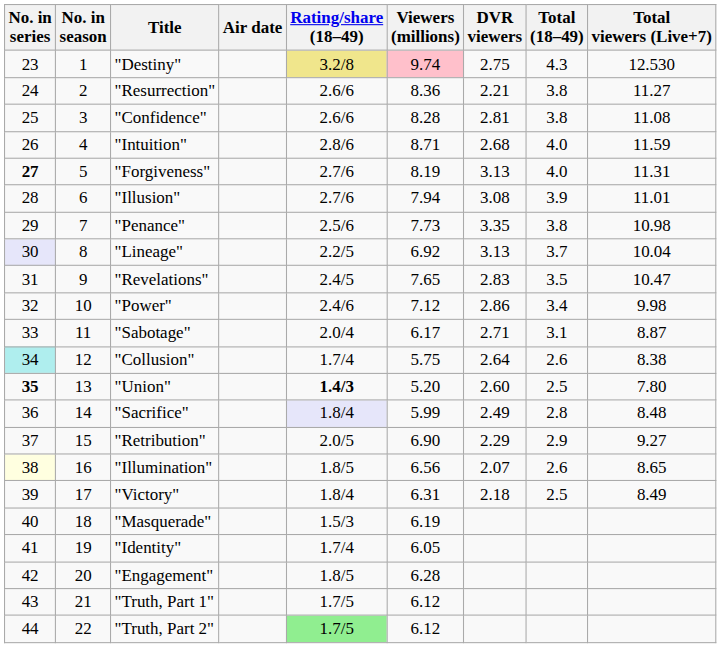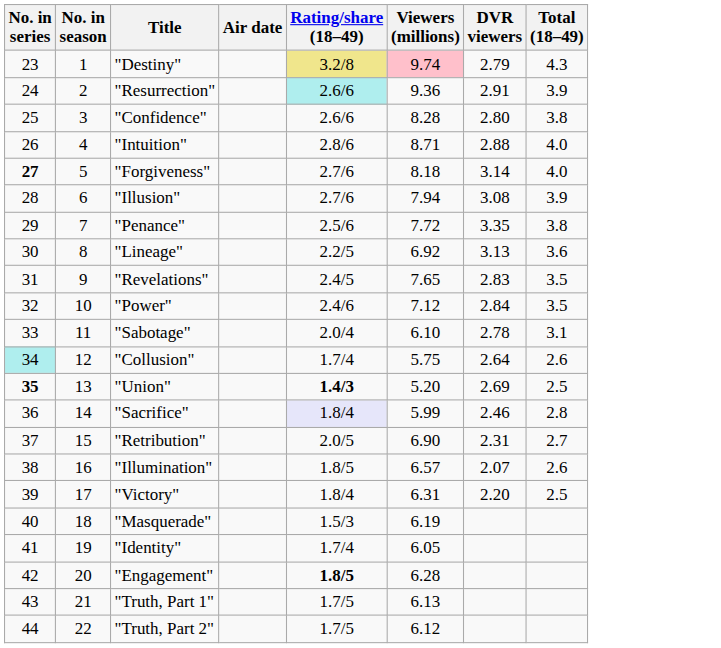- column: (652, 27)
(495, 63) 2.75 -> (495, 63) 2.79
(337, 90) no background -> (337, 90) paleturquoise background
(425, 90) 8.36 -> (425, 90) 9.36
(495, 90) 2.21 -> (495, 90) 2.91
(557, 90) 3.8 -> (557, 90) 3.9
(495, 117) 2.81 -> (495, 117) 2.80
(495, 144) 2.68 -> (495, 144) 2.88
(425, 171) 8.19 -> (425, 171) 8.18
(495, 171) 3.13 -> (495, 171) 3.14
(425, 225) 7.73 -> (425, 225) 7.72
(30, 252) lavender background -> (30, 252) no background
(557, 252) 3.7 -> (557, 252) 3.6
(495, 306) 2.86 -> (495, 306) 2.84
(557, 306) 3.4 -> (557, 306) 3.5
(425, 332) 6.17 -> (425, 332) 6.10
(495, 332) 2.71 -> (495, 332) 2.78
(495, 386) 2.60 -> (495, 386) 2.69
(495, 413) 2.49 -> (495, 413) 2.46
(495, 440) 2.29 -> (495, 440) 2.31
(557, 440) 2.9 -> (557, 440) 2.7
(30, 467) lightyellow background -> (30, 467) no background
(425, 467) 6.56 -> (425, 467) 6.57
(495, 494) 2.18 -> (495, 494) 2.20
(337, 574) normal -> (337, 574) bold
(425, 601) 6.12 -> (425, 601) 6.13
(337, 628) lightgreen background -> (337, 628) no background
